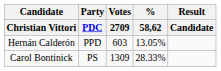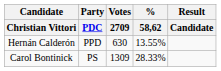(120, 43) 603 -> (120, 43) 630
(150, 43) 13.05% -> (150, 43) 13.55%
